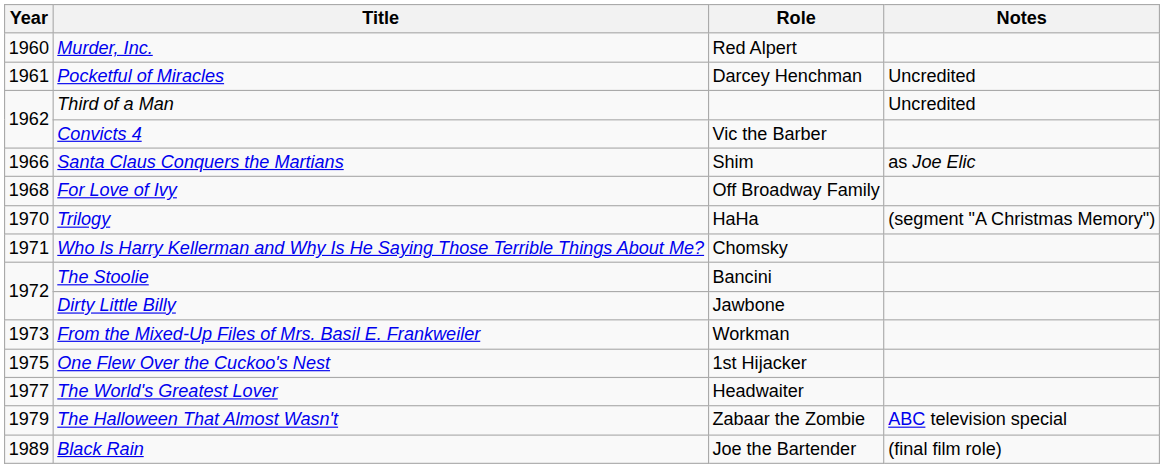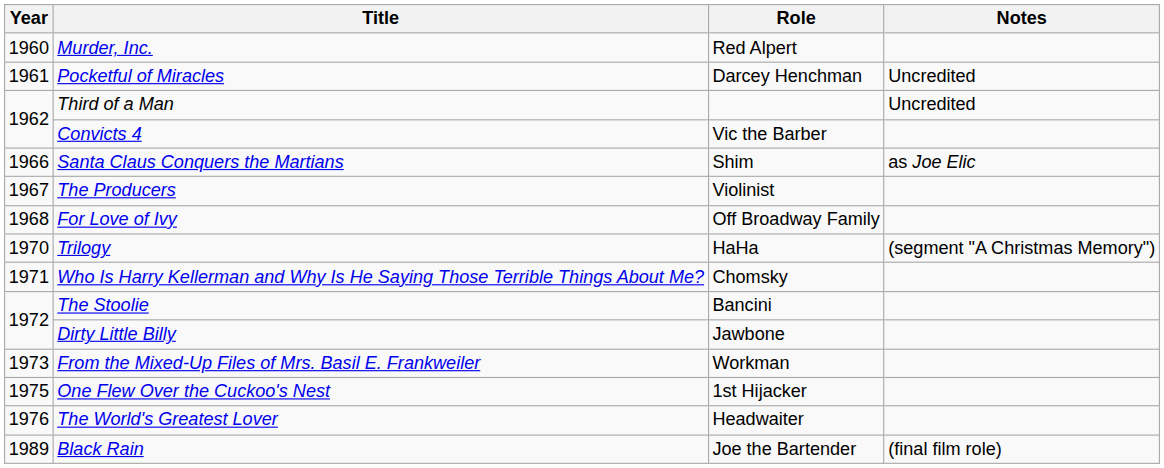+ row: (117, 190)
(29, 391) 1977 -> (29, 420) 1976
- row: (198, 420)
